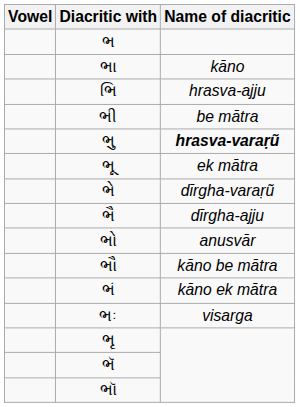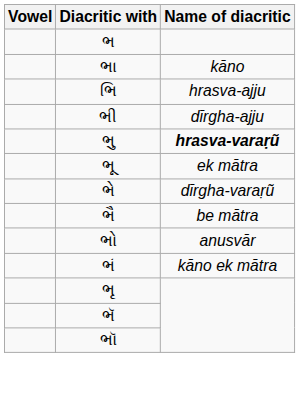(227, 116) be mātra -> (227, 116) dīrgha-ajju
(227, 215) dīrgha-ajju -> (227, 215) be mātra
- row: (108, 265)
- row: (108, 315)
